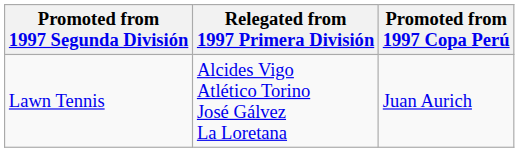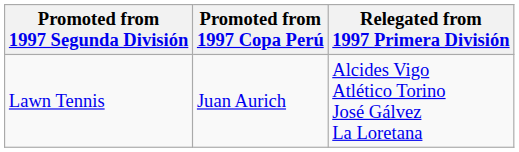columns swapped: (446, 29) <-> (286, 29)
